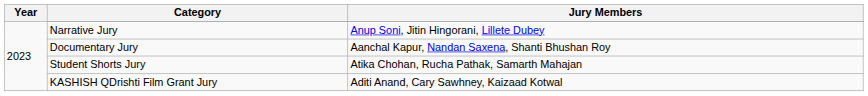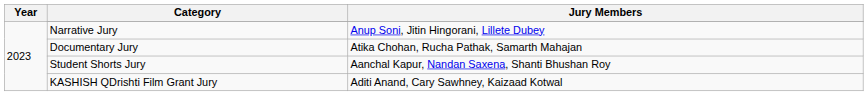(480, 47) Aanchal Kapur, Nandan Saxena, Shanti Bhushan Roy -> (466, 47) Atika Chohan, Rucha Pathak, Samarth Mahajan
(466, 64) Atika Chohan, Rucha Pathak, Samarth Mahajan -> (480, 64) Aanchal Kapur, Nandan Saxena, Shanti Bhushan Roy
